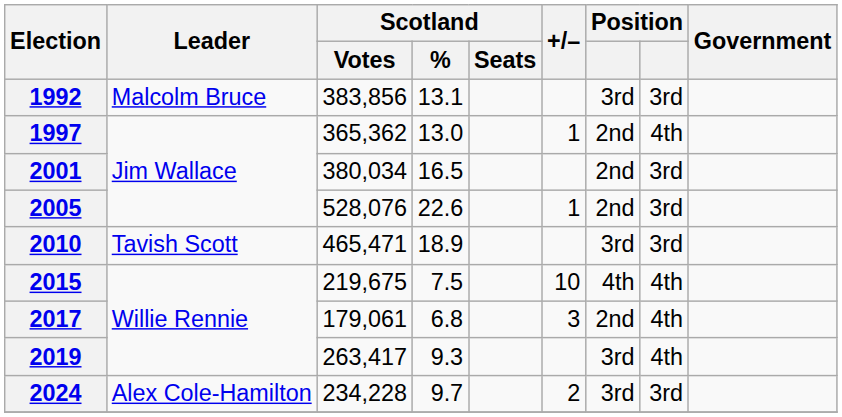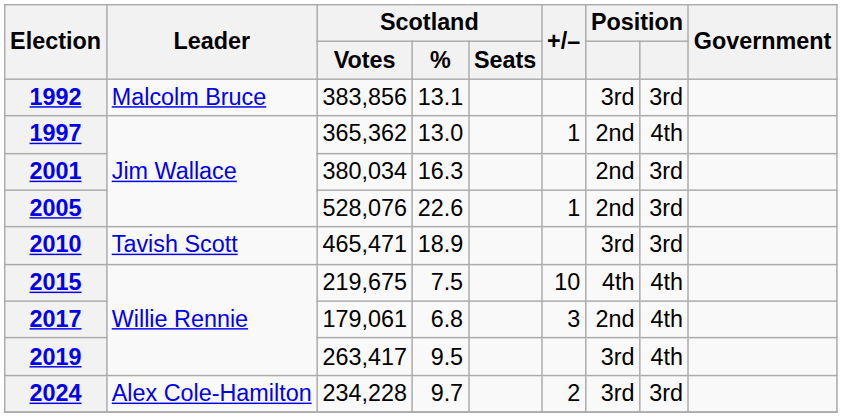(440, 171) 16.5 -> (440, 171) 16.3
(447, 356) 9.3 -> (447, 356) 9.5
